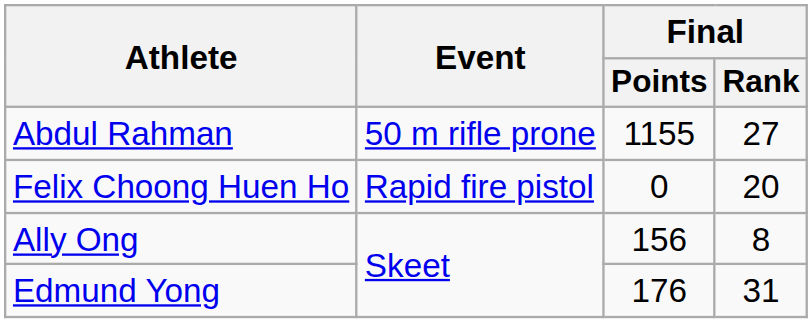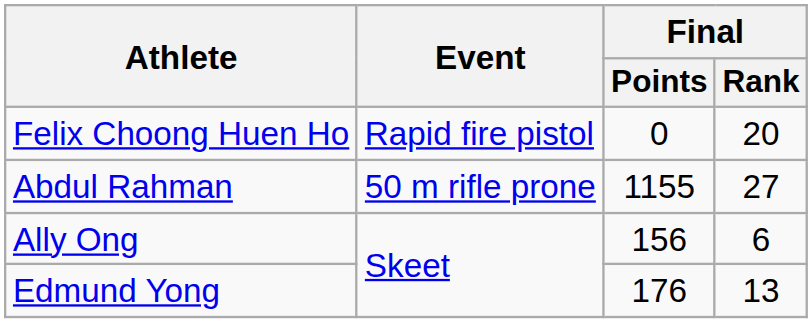rows swapped: (123, 134) <-> (181, 187)
(761, 239) 8 -> (761, 239) 6
(761, 292) 31 -> (761, 292) 13
